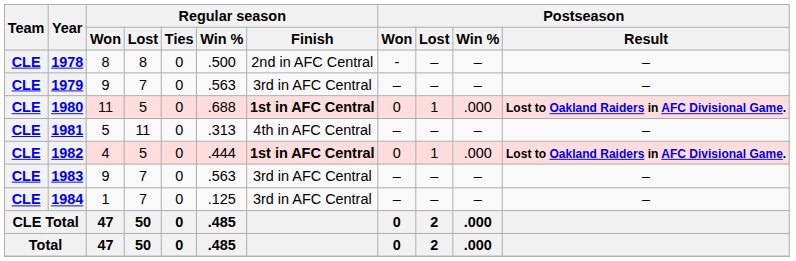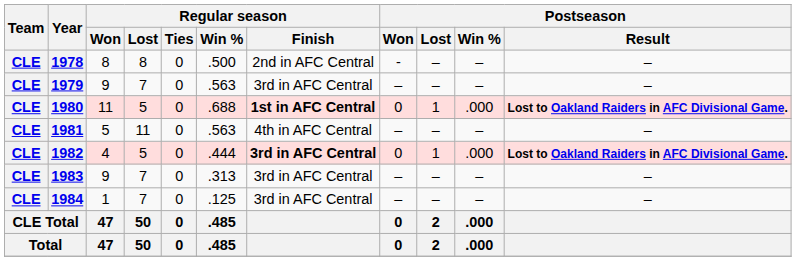(222, 130) .313 -> (222, 130) .563
(312, 153) 1st in AFC Central -> (313, 153) 3rd in AFC Central
(222, 176) .563 -> (222, 176) .313
